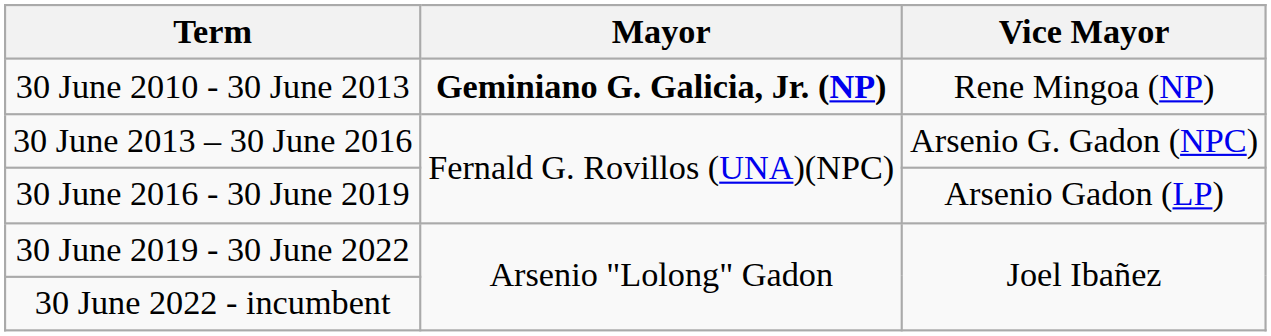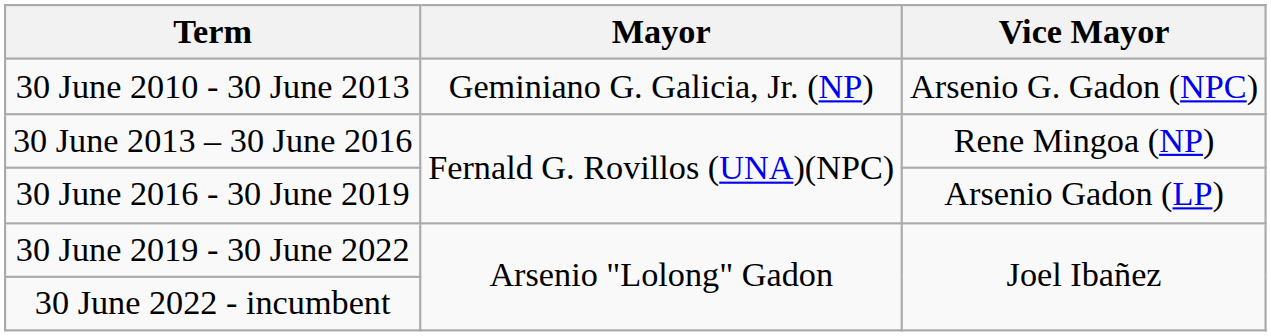(661, 85) bold -> (661, 85) normal
(1084, 85) Rene Mingoa (NP) -> (1084, 85) Arsenio G. Gadon (NPC)
(1084, 140) Arsenio G. Gadon (NPC) -> (1084, 140) Rene Mingoa (NP)
